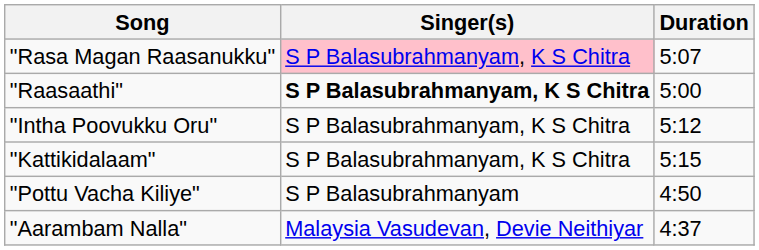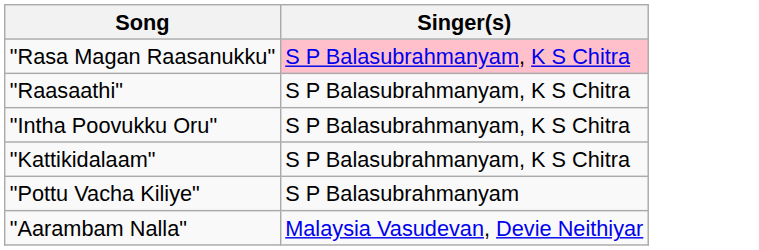- column: (704, 22)
(467, 91) bold -> (458, 91) normal
